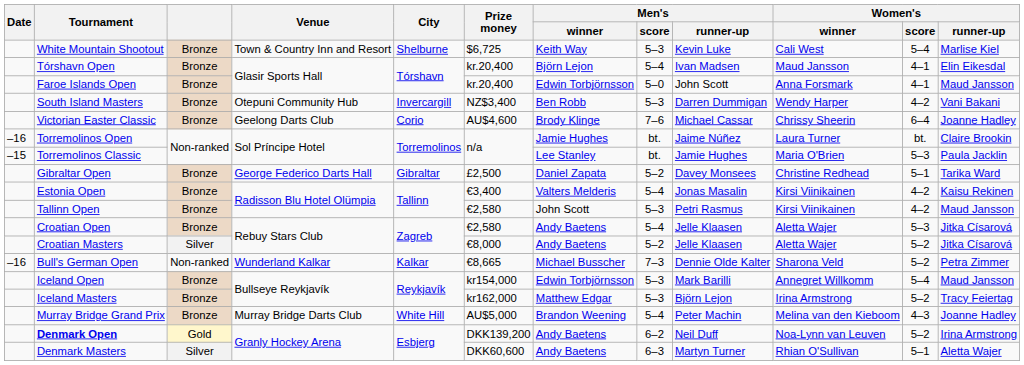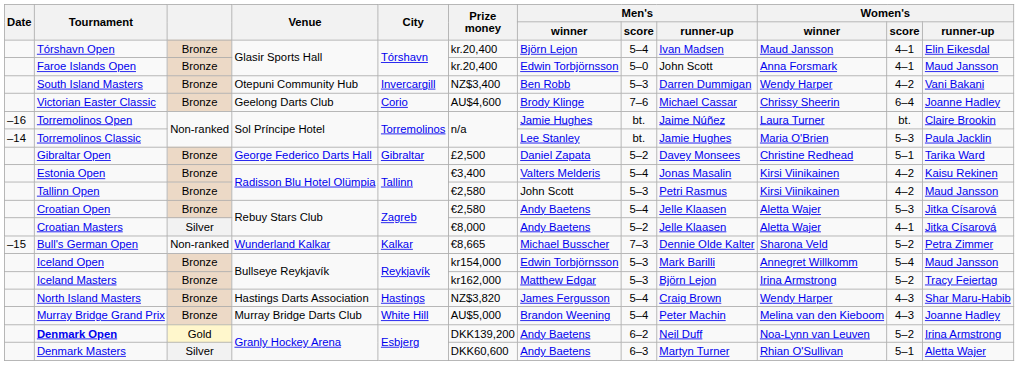- row: (100, 48)
(17, 155) –15 -> (17, 137) –14
(920, 244) 5–2 -> (904, 226) 4–1
(17, 262) –16 -> (17, 244) –15
+ row: (89, 298)
